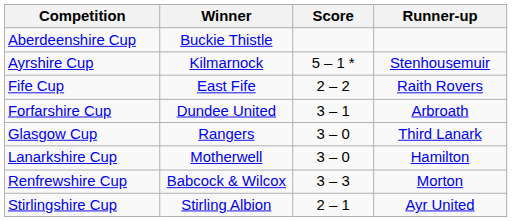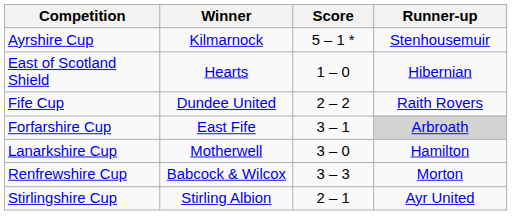- row: (72, 39)
+ row: (62, 71)
(226, 87) East Fife -> (226, 103) Dundee United
(226, 110) Dundee United -> (226, 127) East Fife
(440, 110) no background -> (440, 127) lightgrey background
- row: (53, 134)
